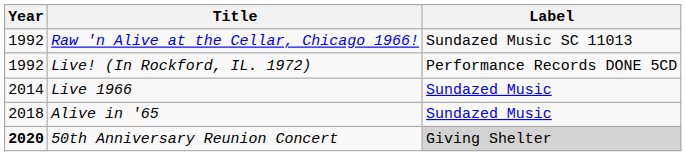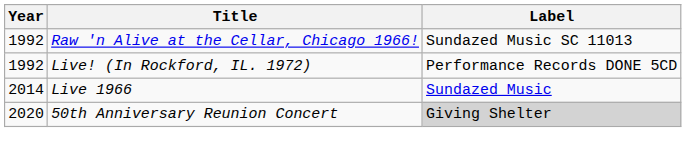- row: (105, 114)
(26, 139) bold -> (26, 114) normal
